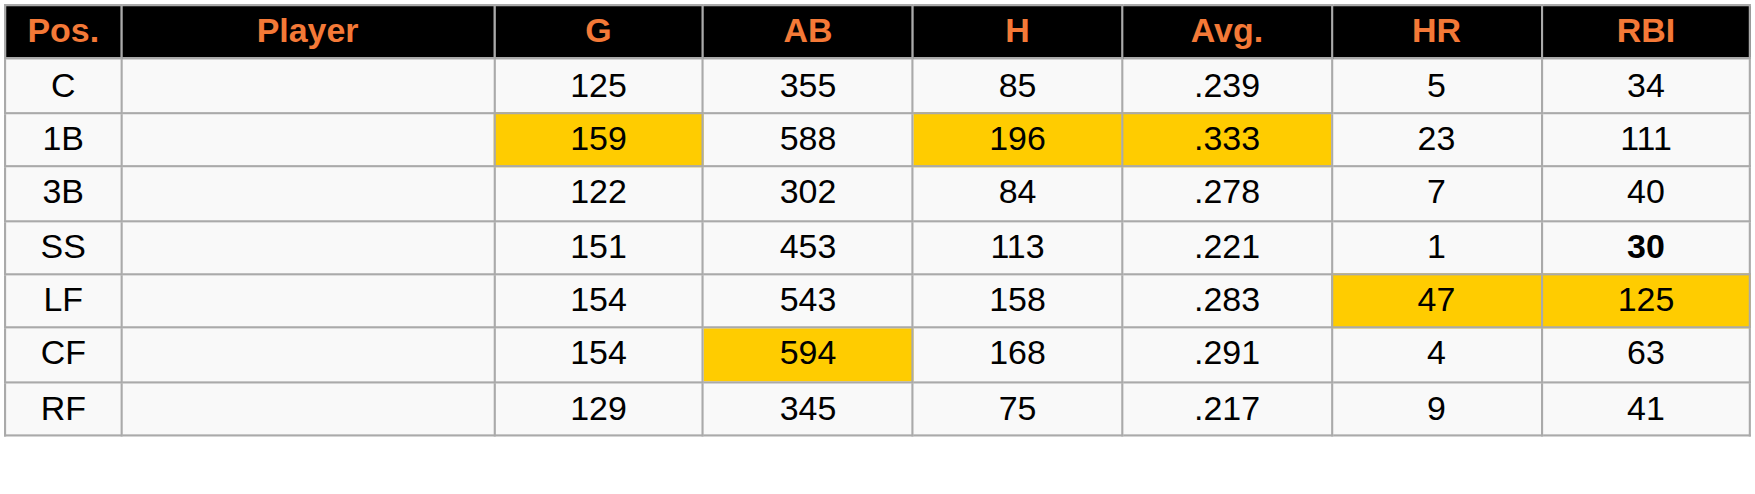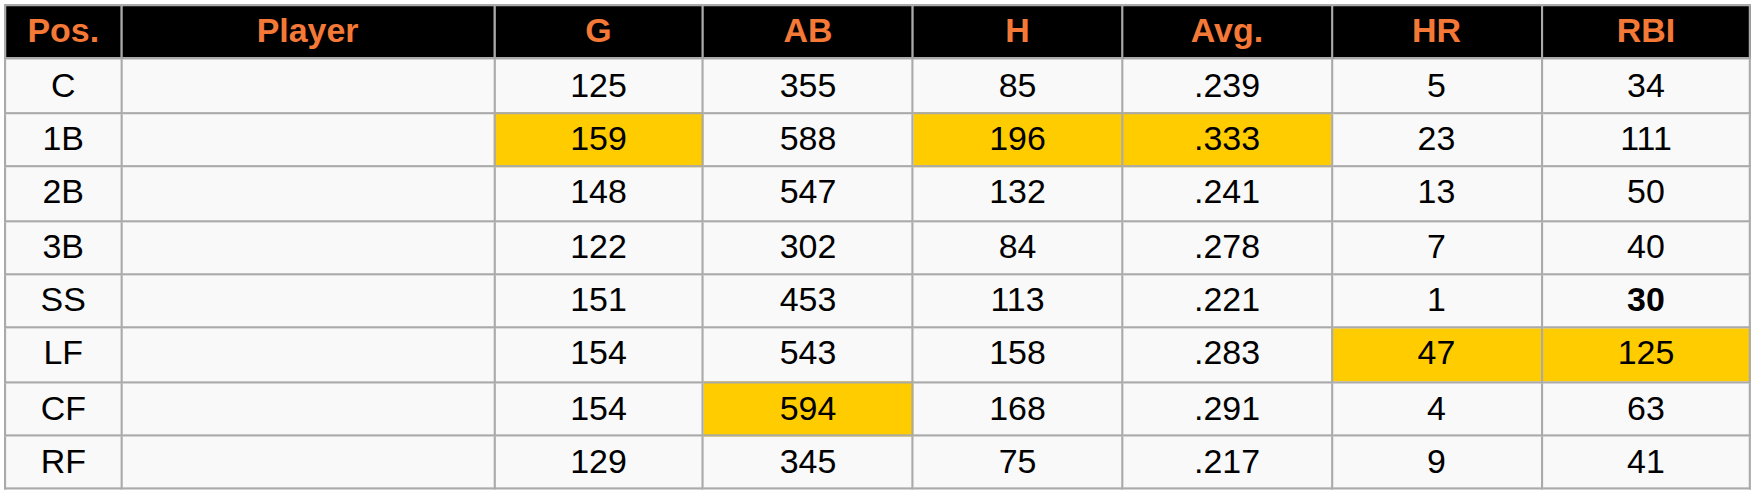+ row: (63, 192)
